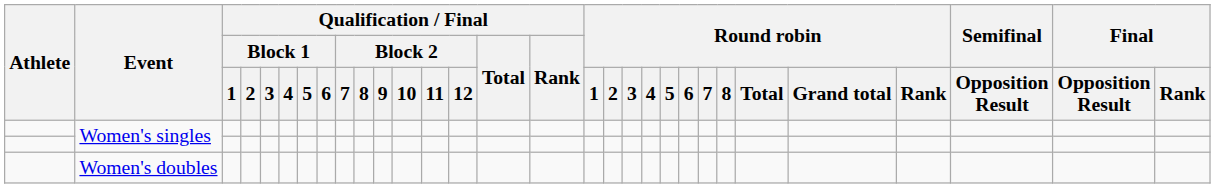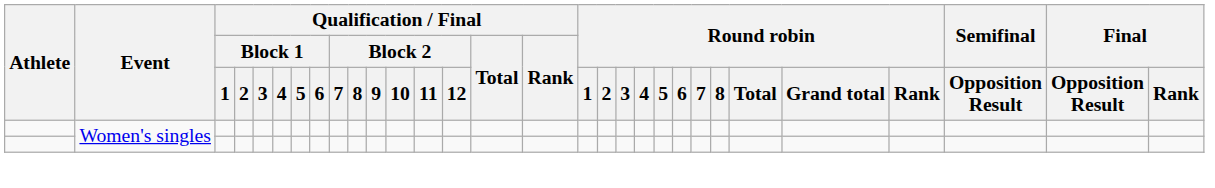- row: (40, 167)
